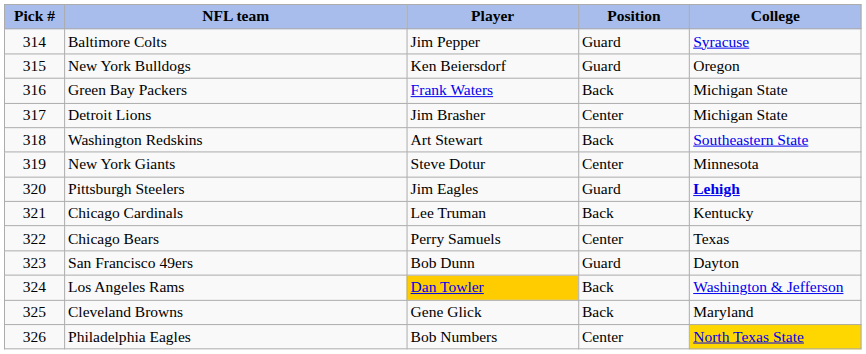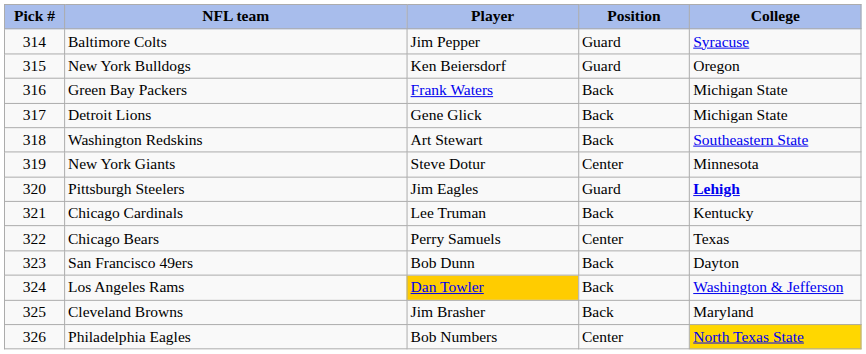(448, 115) Jim Brasher -> (446, 115) Gene Glick
(603, 115) Center -> (598, 115) Back
(601, 262) Guard -> (598, 262) Back
(446, 312) Gene Glick -> (448, 312) Jim Brasher
